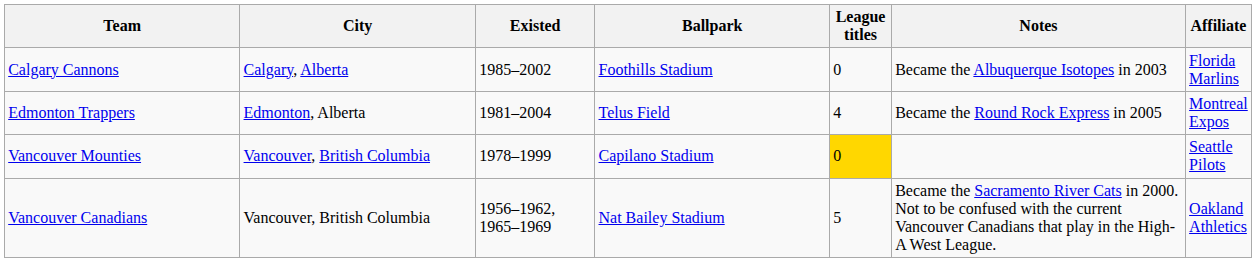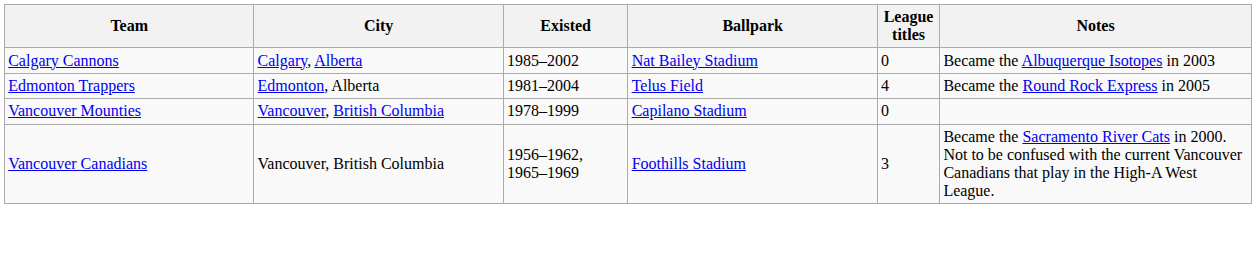- column: (1218, 26)
(656, 69) Foothills Stadium -> (695, 60) Nat Bailey Stadium
(837, 156) gold background -> (885, 111) no background
(662, 217) Nat Bailey Stadium -> (689, 163) Foothills Stadium
(837, 217) 5 -> (885, 163) 3
